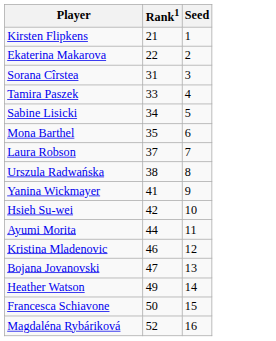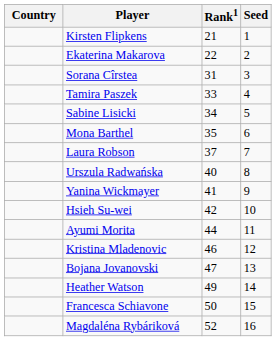+ column: (34, 15)
(152, 171) 38 -> (211, 171) 40
